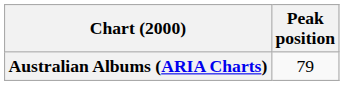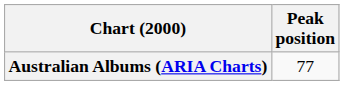(305, 66) 79 -> (305, 66) 77
